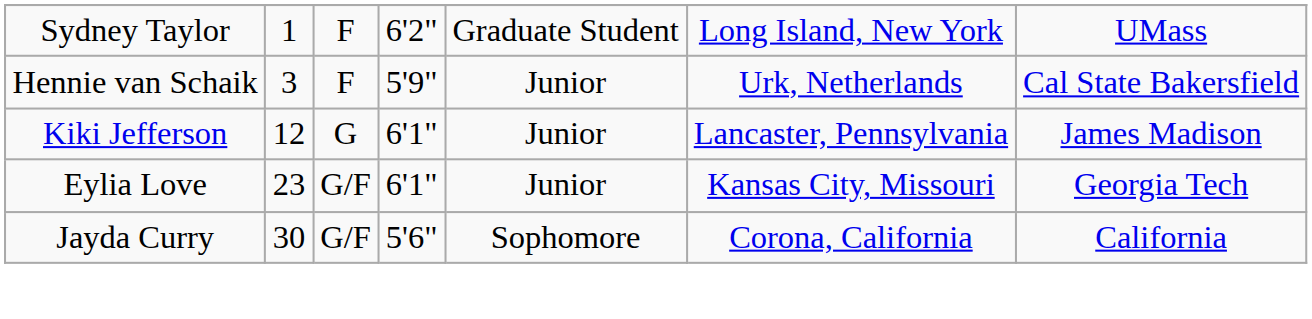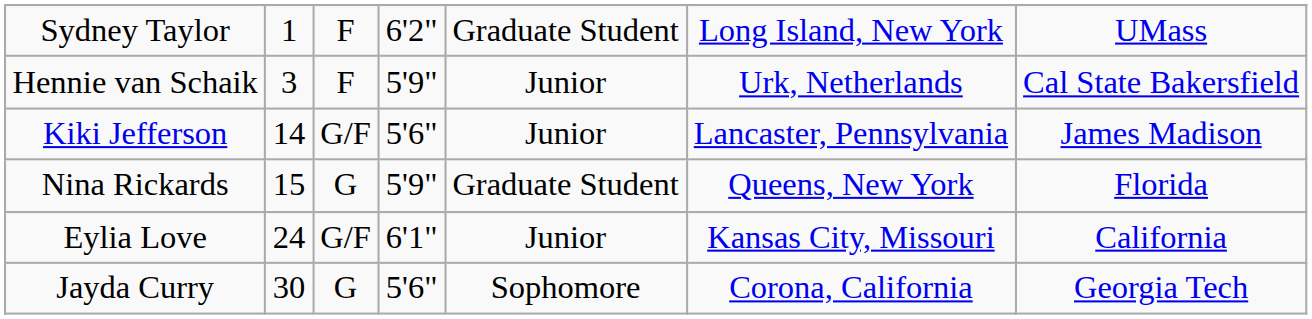(289, 133) 12 -> (289, 133) 14
(346, 133) G -> (346, 133) G/F
(412, 133) 6'1" -> (412, 133) 5'6"
+ row: (135, 184)
(289, 184) 23 -> (289, 236) 24
(1161, 184) Georgia Tech -> (1161, 236) California
(346, 236) G/F -> (346, 287) G
(1161, 236) California -> (1161, 287) Georgia Tech
